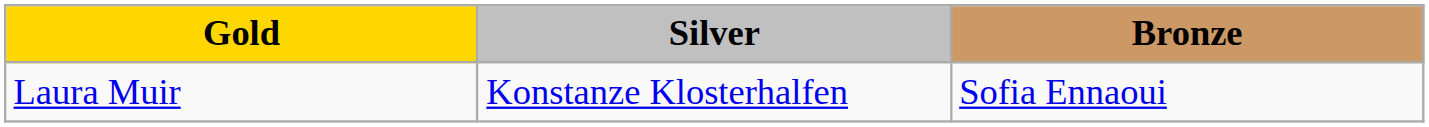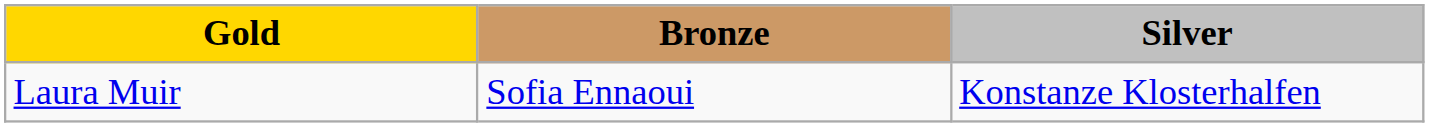columns swapped: (714, 33) <-> (1187, 33)
